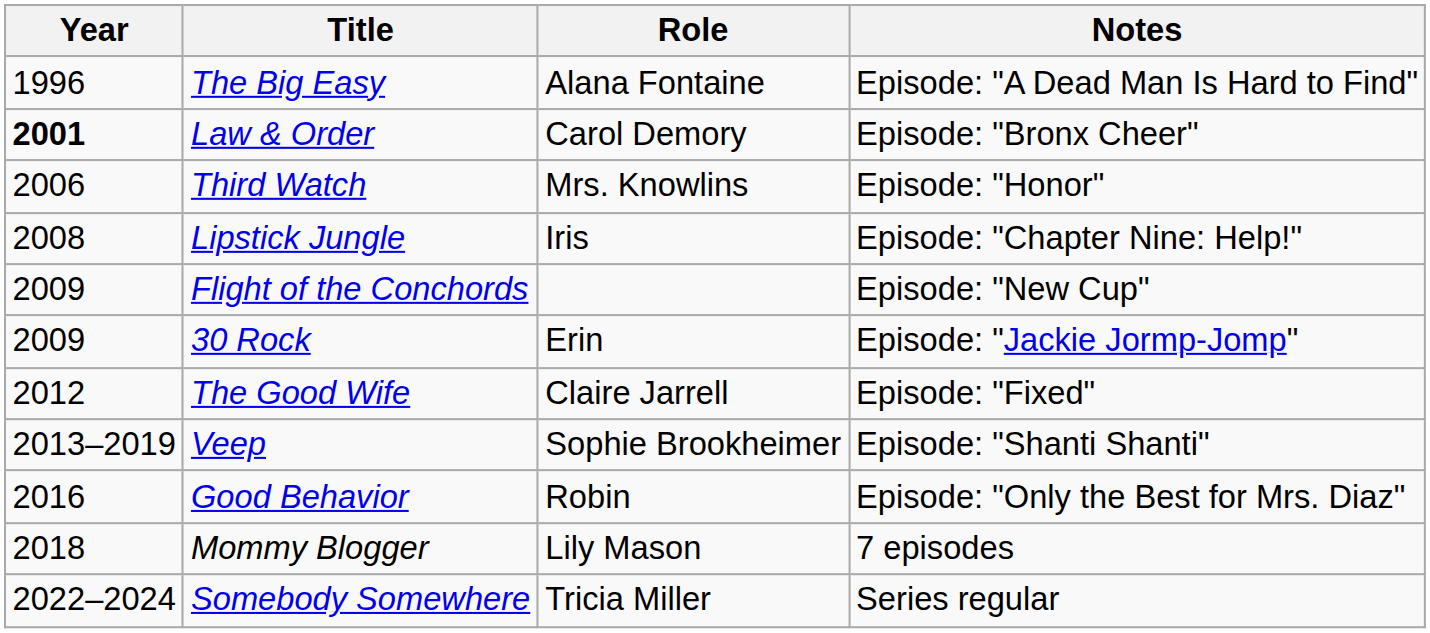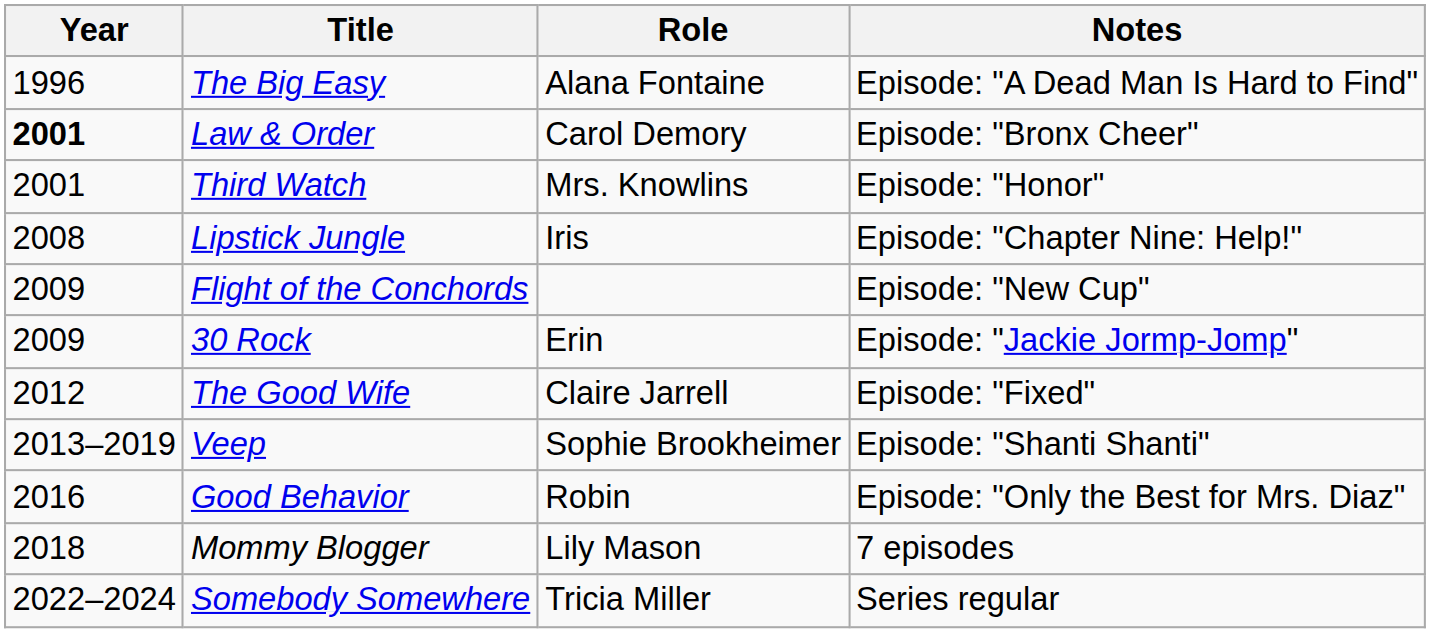(49, 185) 2006 -> (49, 185) 2001
